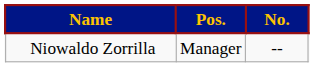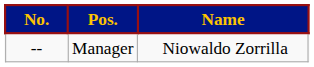columns swapped: (277, 19) <-> (91, 19)
